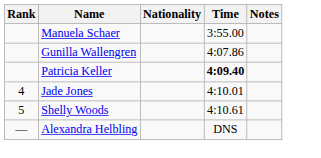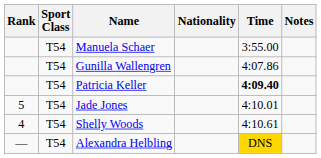+ column: (56, 20)
(21, 91) 4 -> (21, 104) 5
(21, 110) 5 -> (21, 124) 4
(225, 129) no background -> (260, 143) gold background
